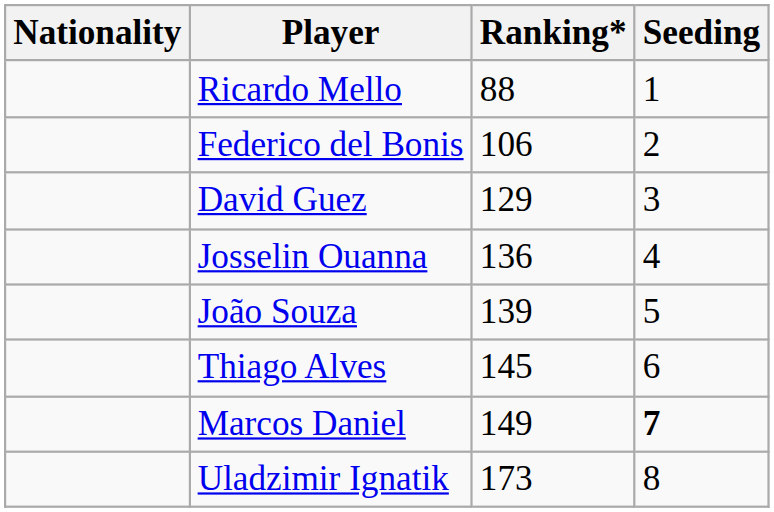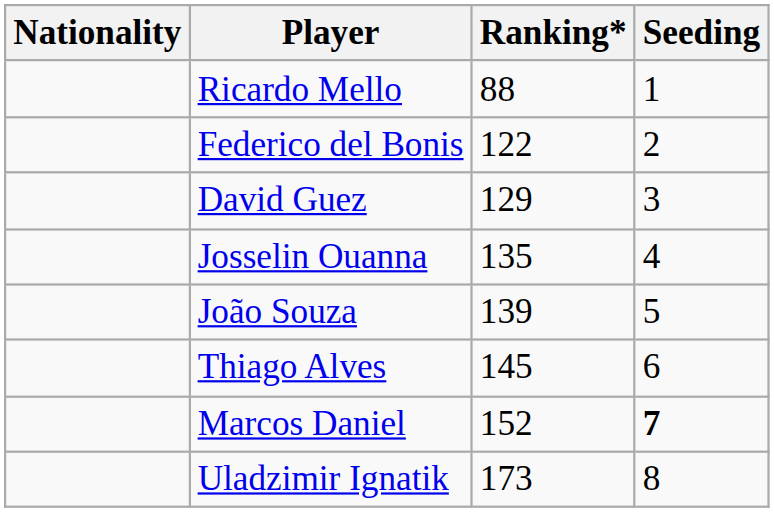(506, 144) 106 -> (506, 144) 122
(506, 255) 136 -> (506, 255) 135
(506, 423) 149 -> (506, 423) 152
